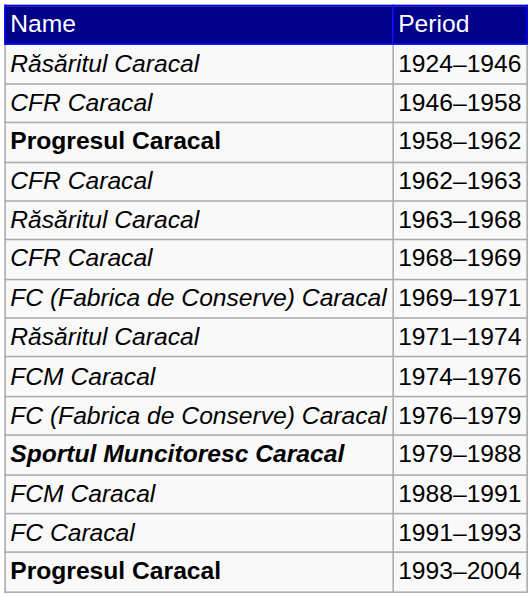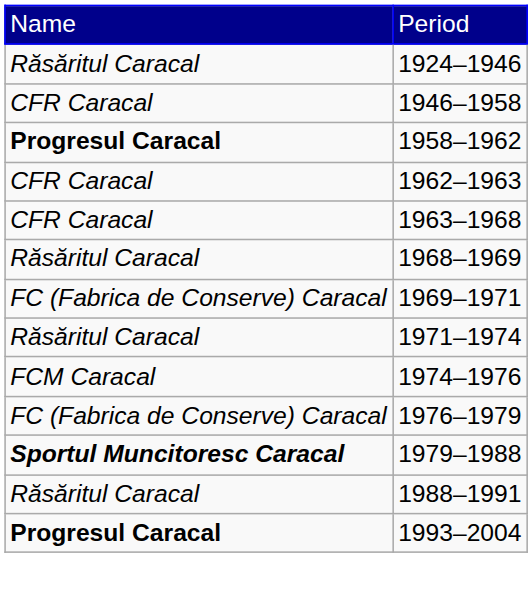(105, 220) Răsăritul Caracal -> (81, 220) CFR Caracal
(81, 259) CFR Caracal -> (105, 259) Răsăritul Caracal
(83, 493) FCM Caracal -> (105, 493) Răsăritul Caracal
- row: (460, 532)
